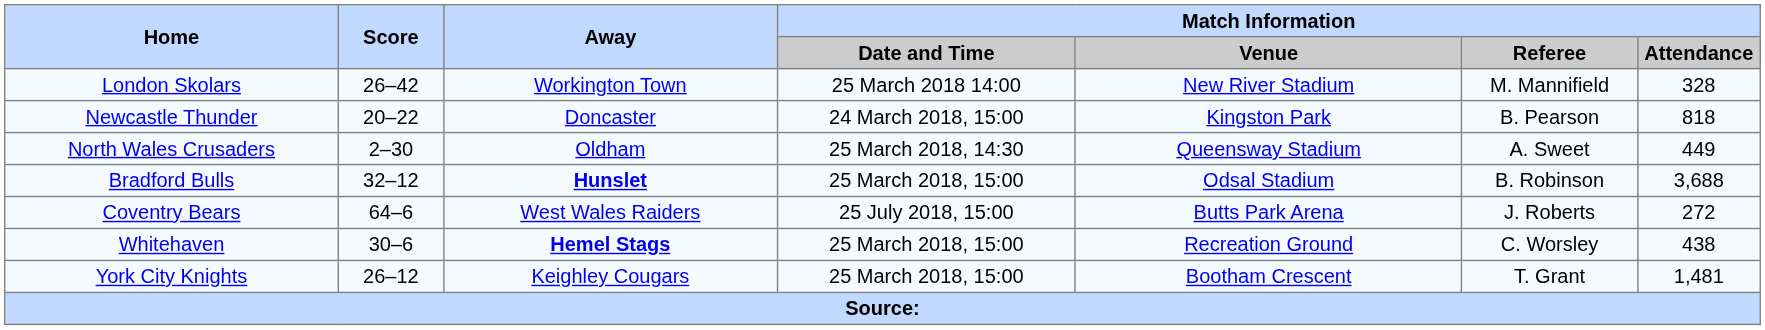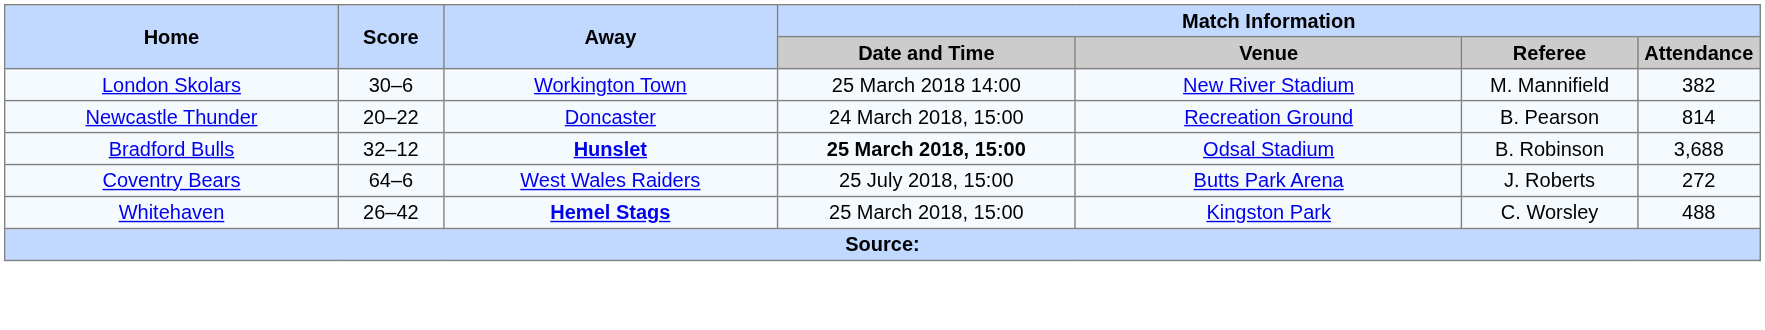(391, 85) 26–42 -> (391, 85) 30–6
(1699, 85) 328 -> (1699, 85) 382
(1269, 117) Kingston Park -> (1269, 117) Recreation Ground
(1699, 117) 818 -> (1699, 117) 814
- row: (171, 149)
(926, 181) normal -> (926, 149) bold
(391, 244) 30–6 -> (391, 212) 26–42
(1269, 244) Recreation Ground -> (1269, 212) Kingston Park
(1699, 244) 438 -> (1699, 212) 488
- row: (171, 276)
